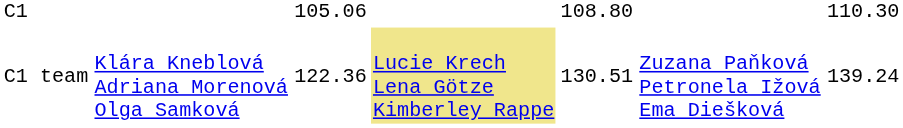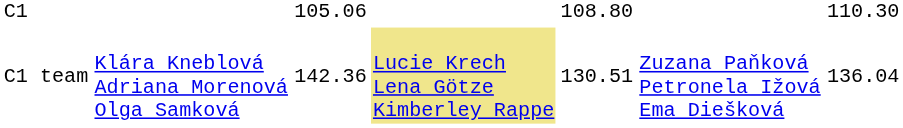(330, 76) 122.36 -> (330, 76) 142.36
(863, 76) 139.24 -> (863, 76) 136.04
